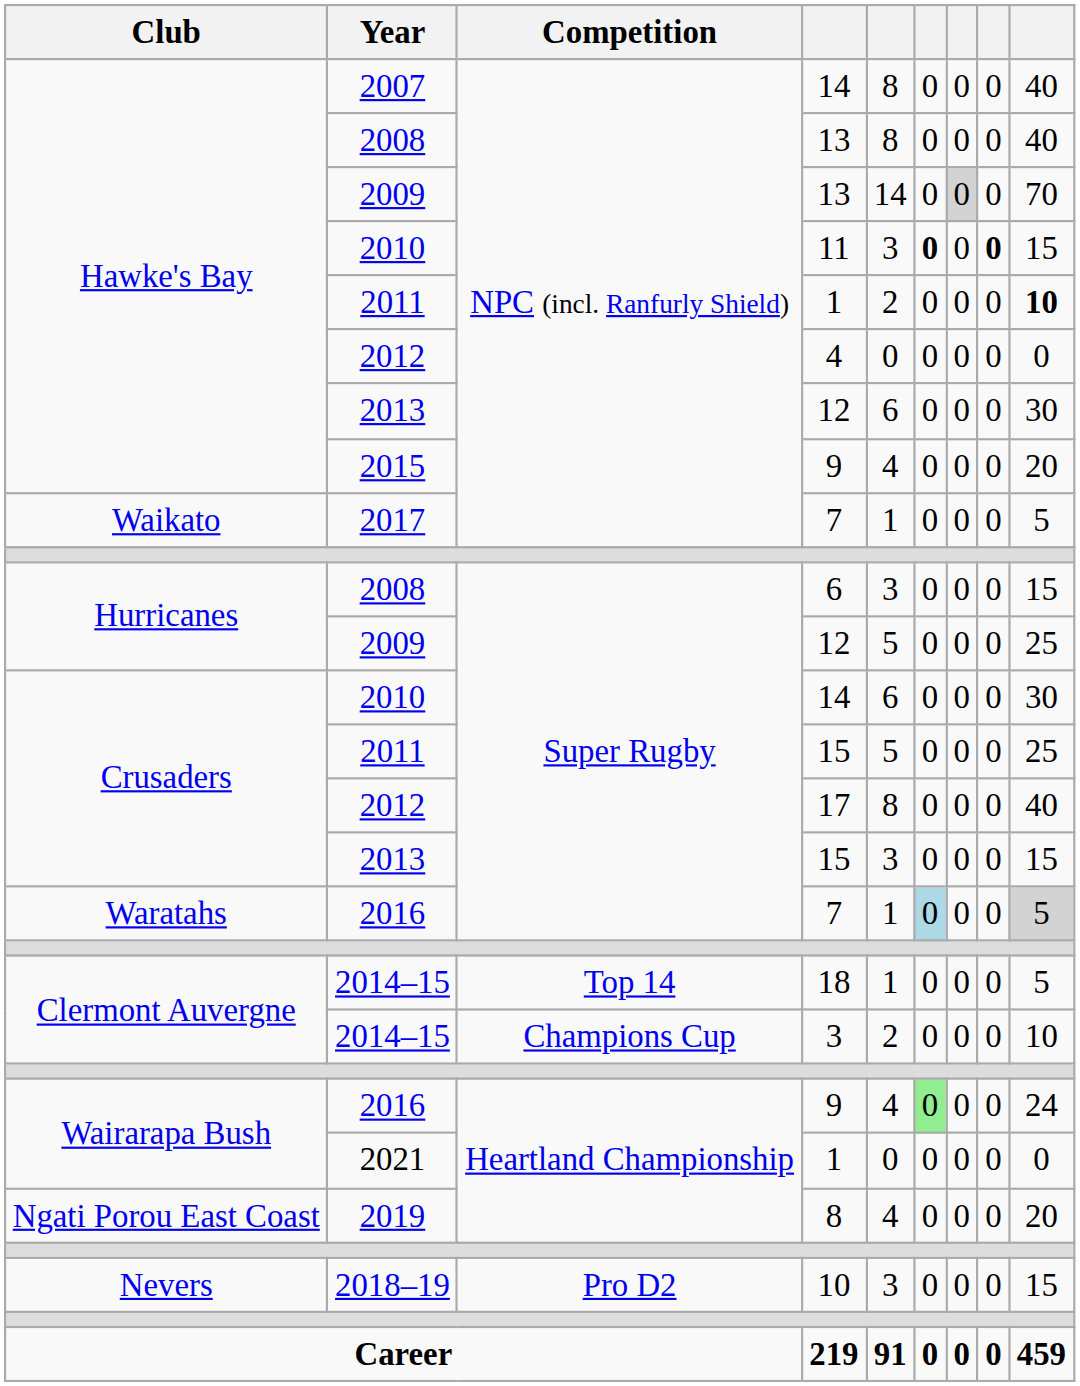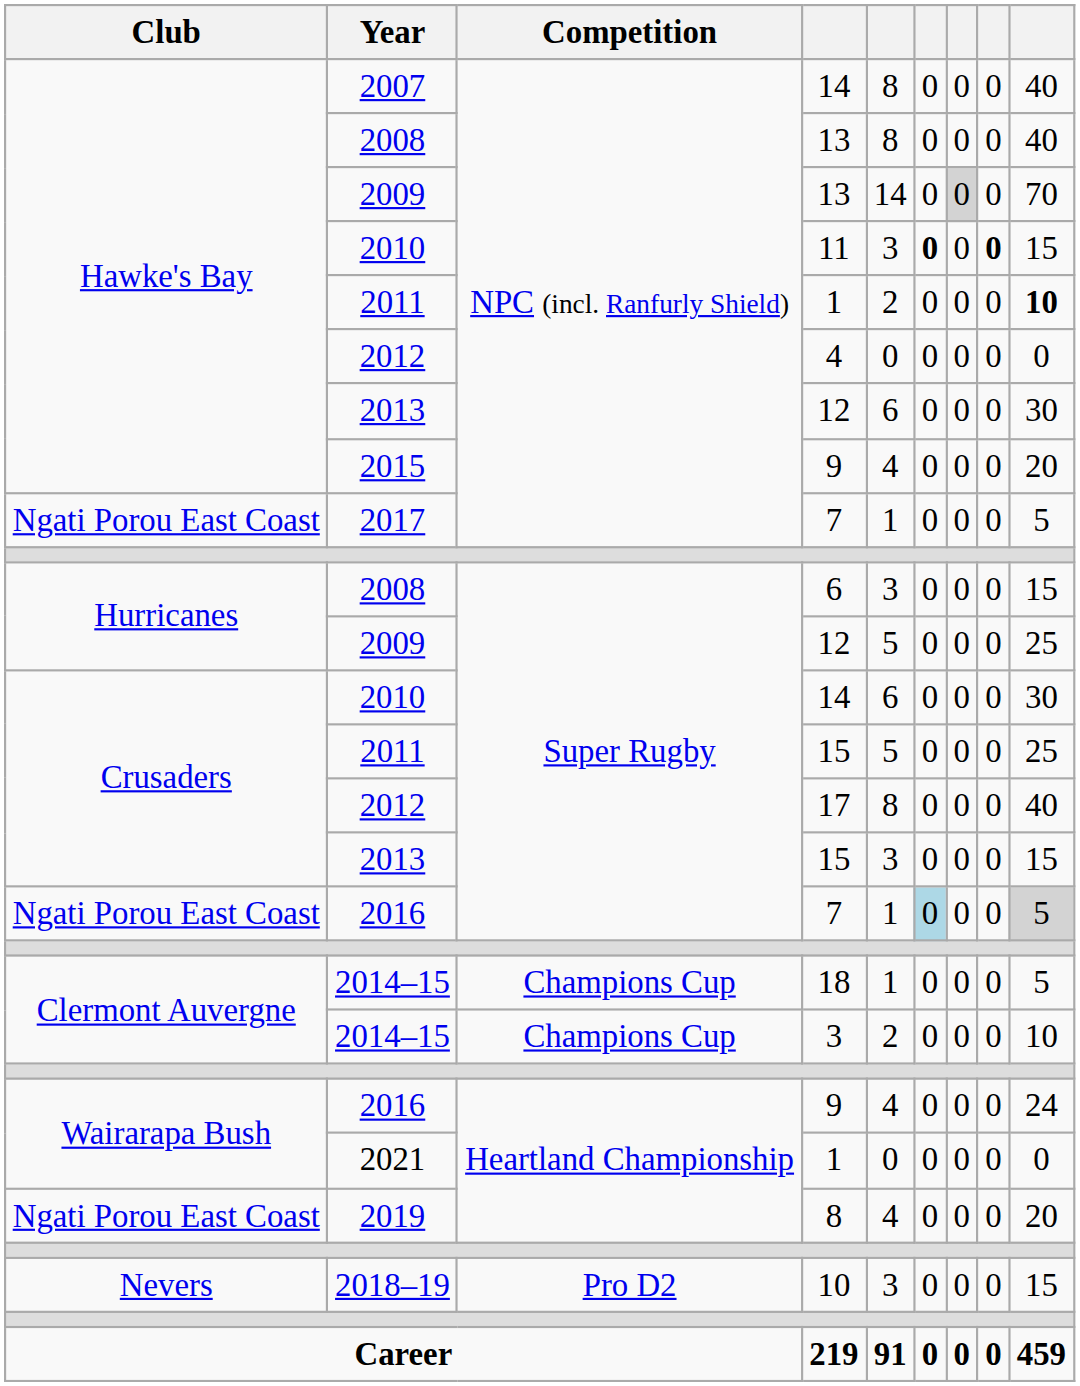(166, 518) Waikato -> (166, 518) Ngati Porou East Coast
(166, 913) Waratahs -> (166, 913) Ngati Porou East Coast
(630, 982) Top 14 -> (630, 982) Champions Cup
(930, 1106) lightgreen background -> (930, 1106) no background
